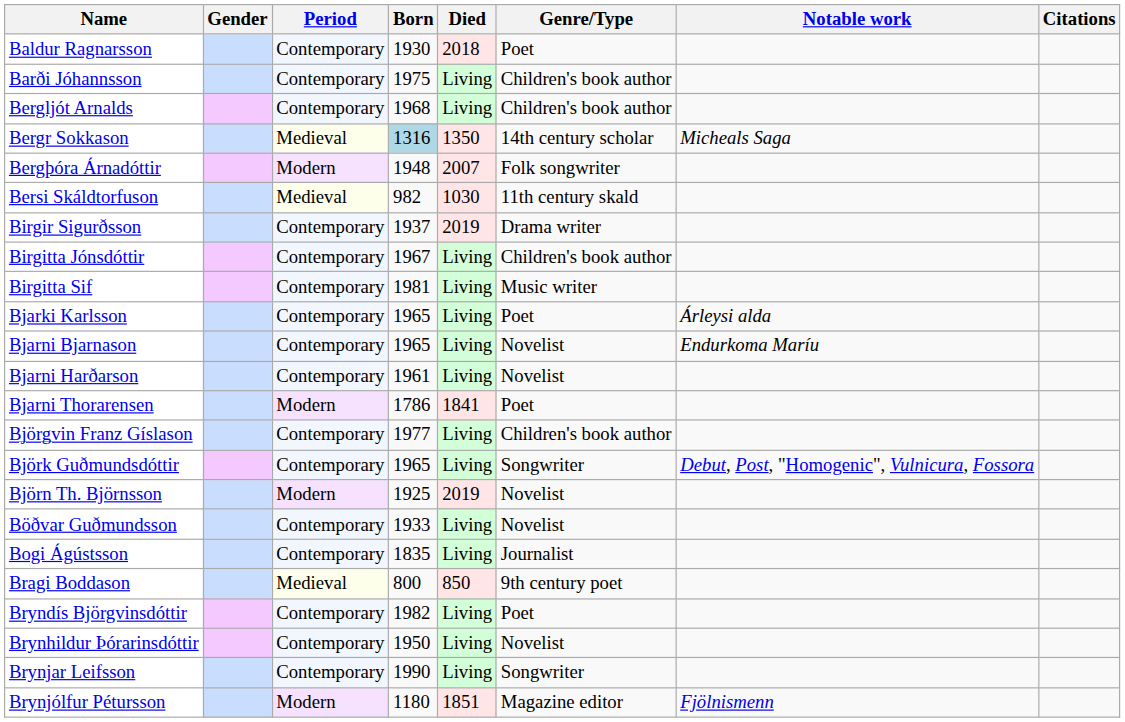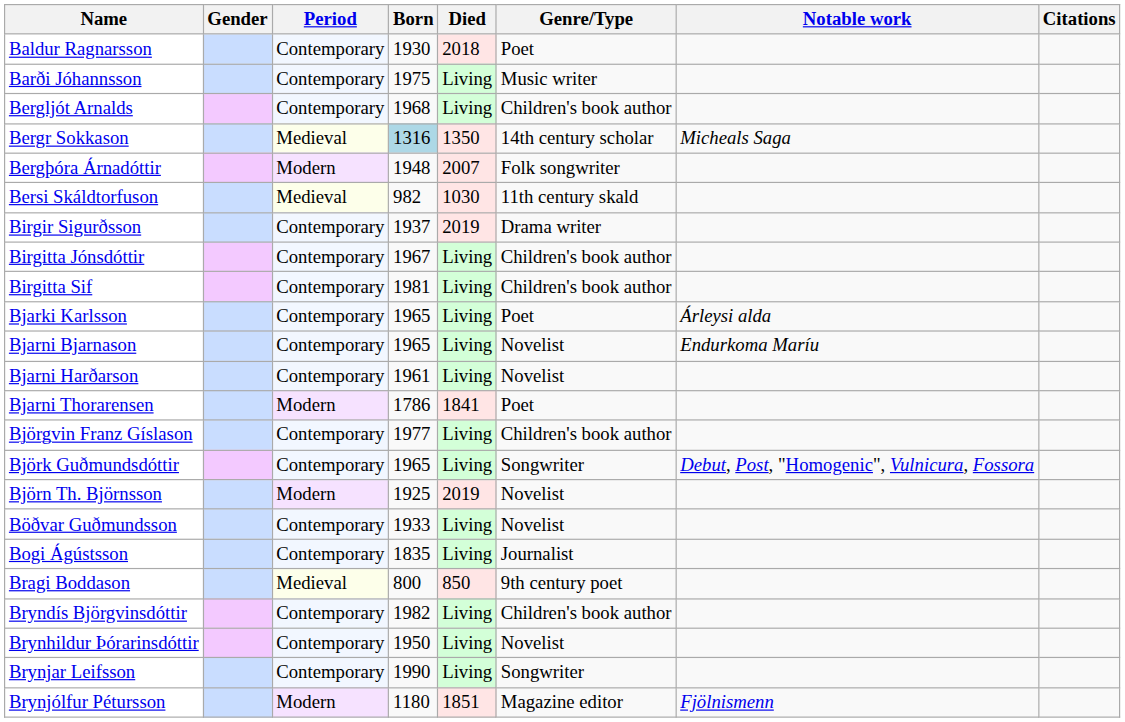(586, 78) Children's book author -> (549, 78) Music writer
(549, 286) Music writer -> (586, 286) Children's book author
(517, 613) Poet -> (586, 613) Children's book author
